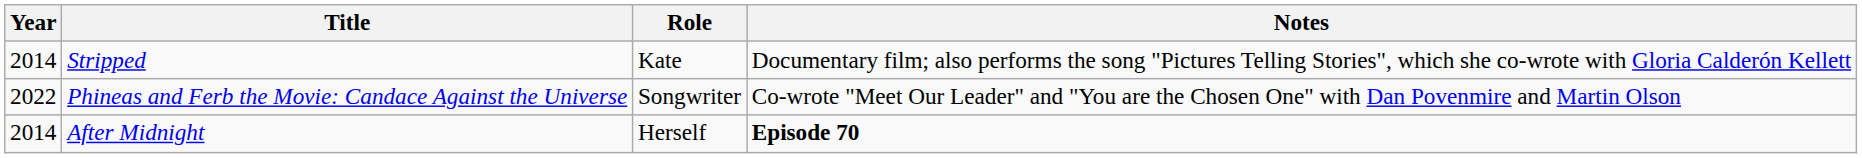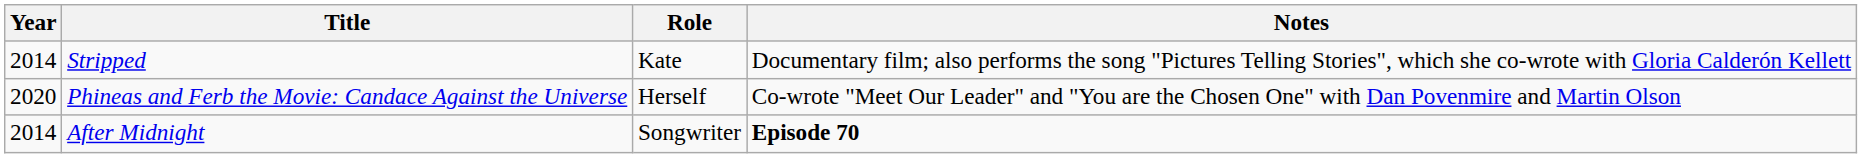(33, 96) 2022 -> (33, 96) 2020
(690, 96) Songwriter -> (672, 96) Herself
(672, 133) Herself -> (690, 133) Songwriter
